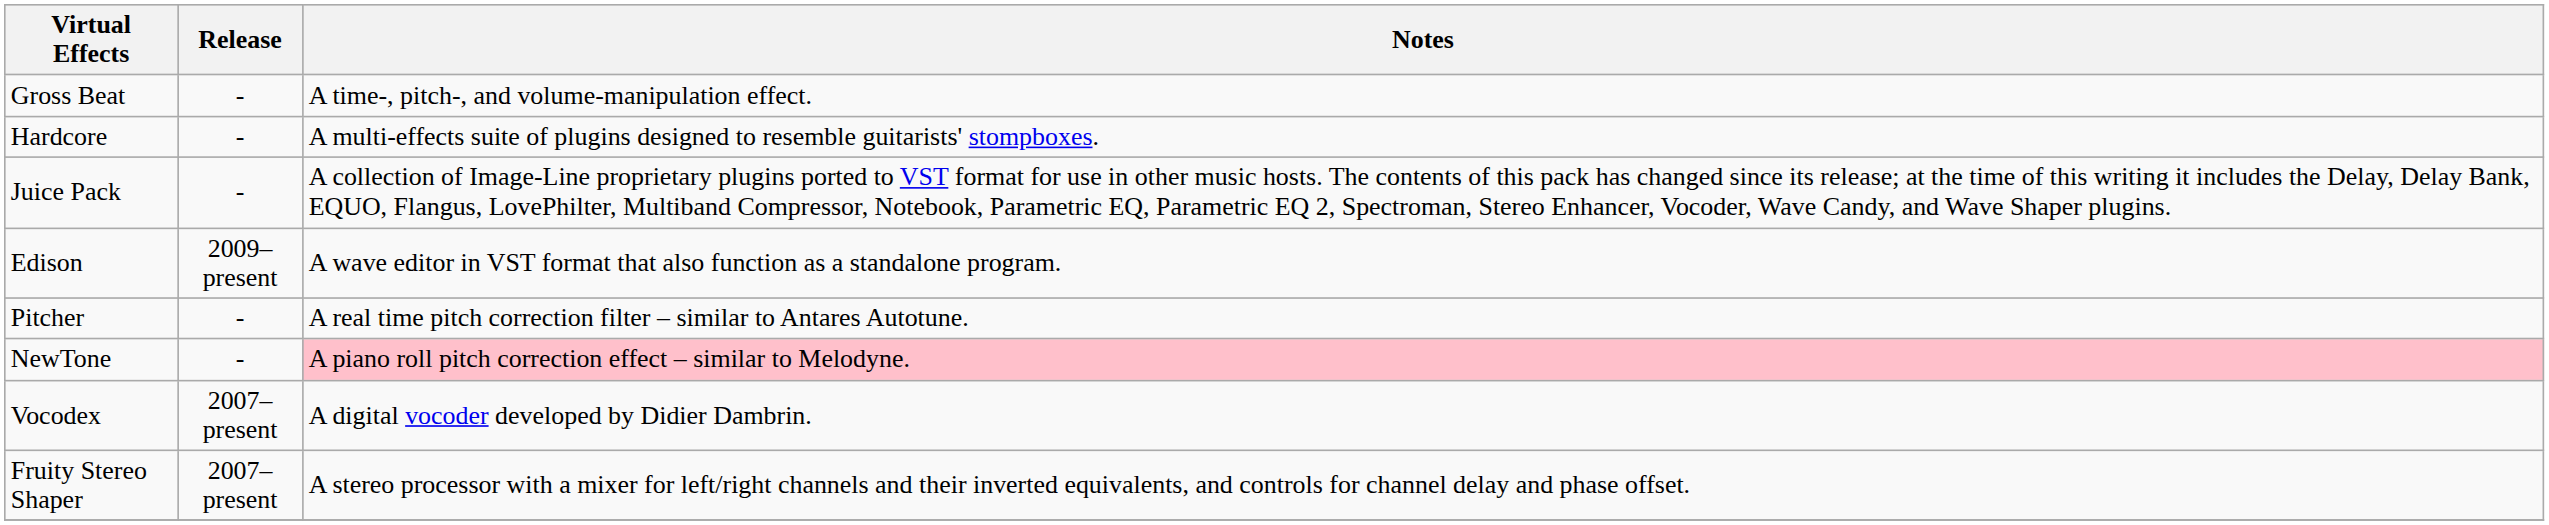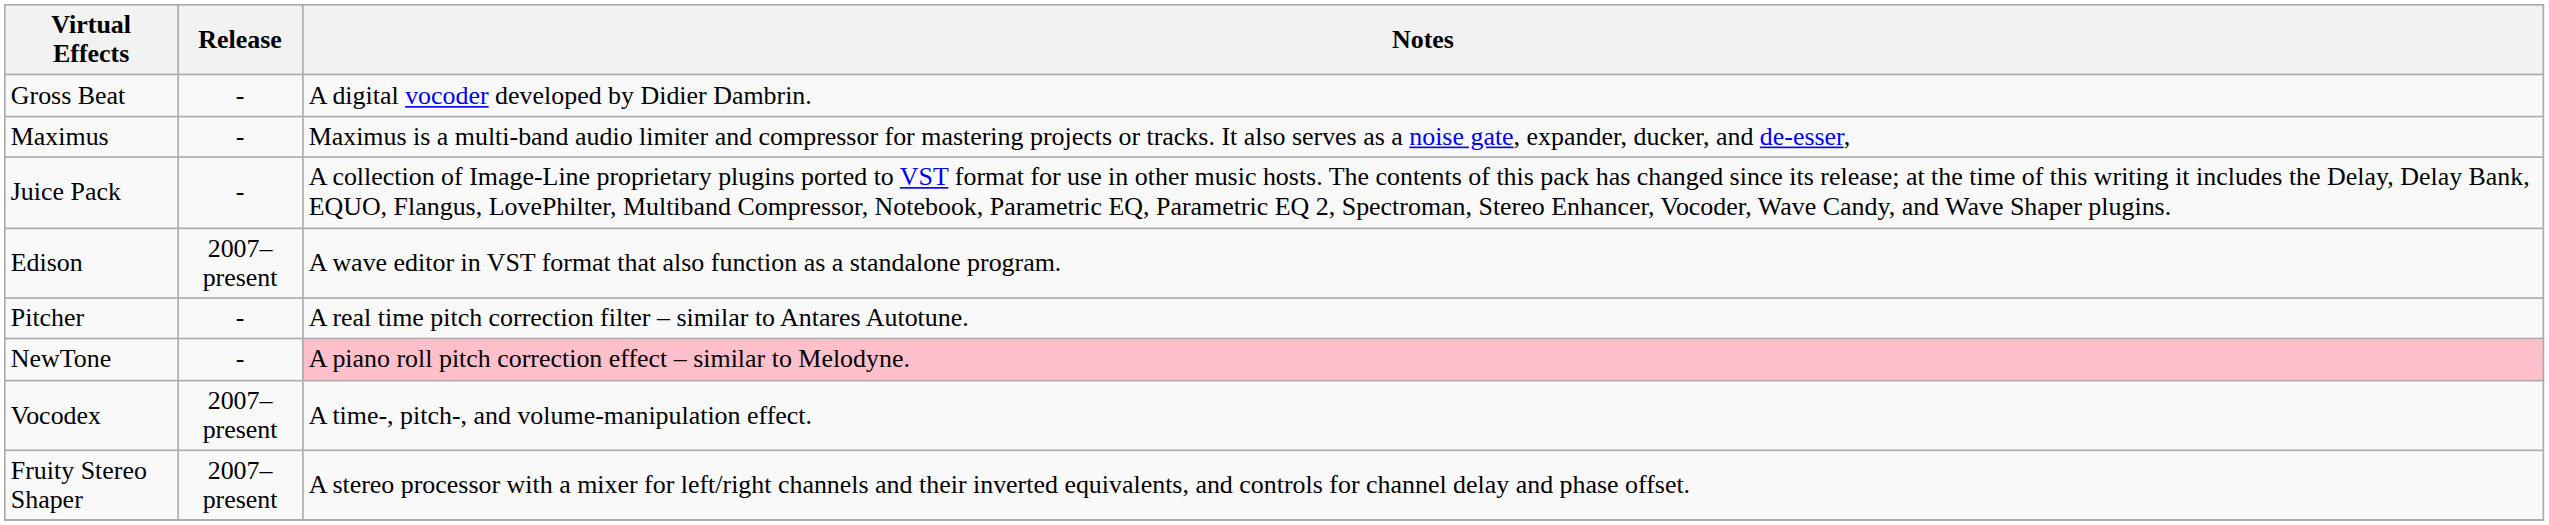(560, 95) A time-, pitch-, and volume-manipulation effect. -> (560, 95) A digital vocoder developed by Didier Dambrin.
+ row: (60, 136)
- row: (59, 136)
(240, 262) 2009–present -> (240, 262) 2007–present
(560, 414) A digital vocoder developed by Didier Dambrin. -> (560, 414) A time-, pitch-, and volume-manipulation effect.
